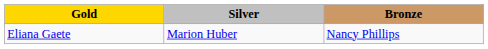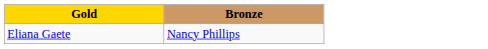- column: (244, 14)
